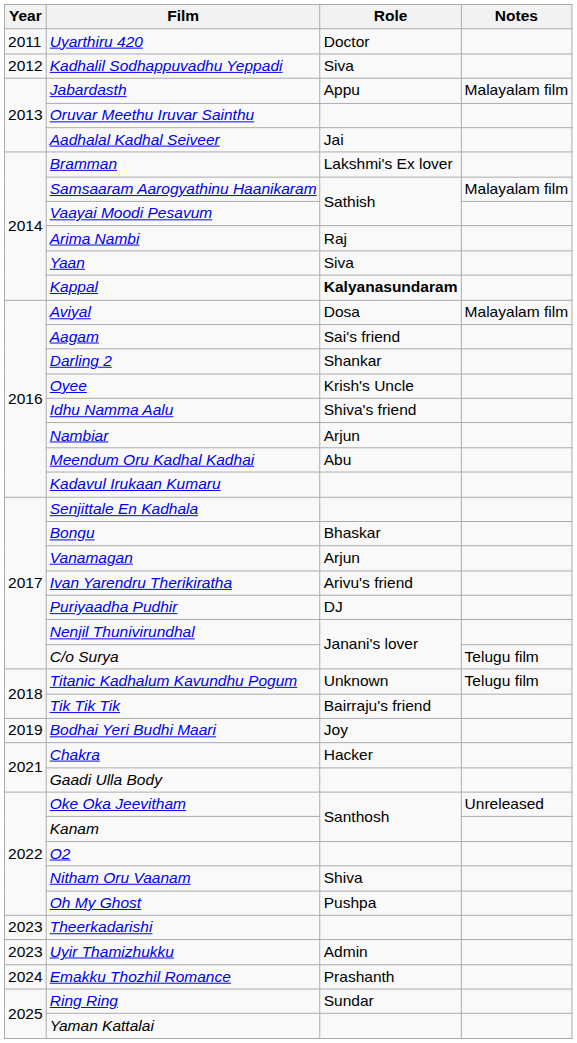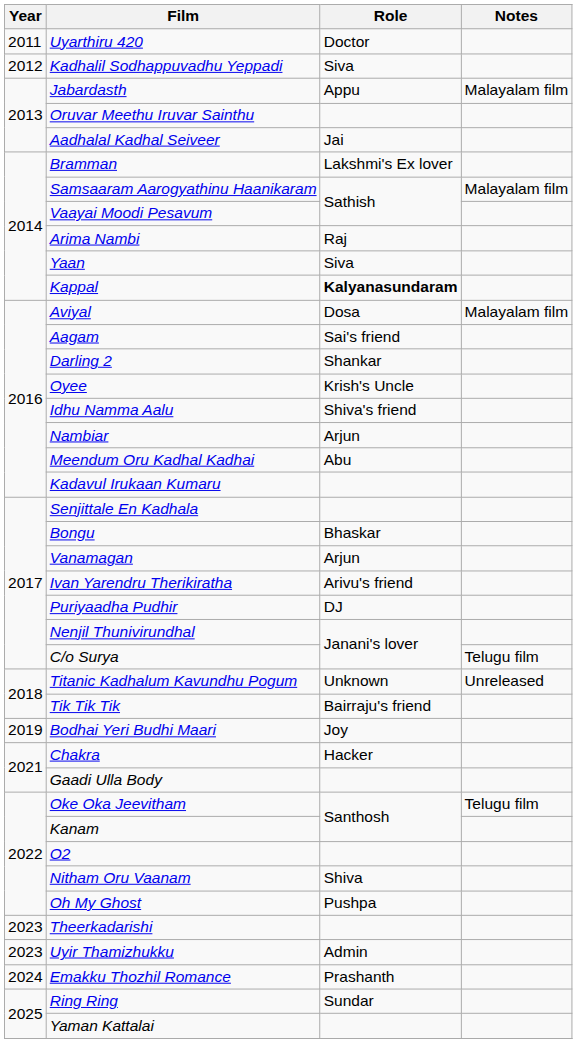(502, 681) Telugu film -> (504, 681) Unreleased
(504, 804) Unreleased -> (502, 804) Telugu film
